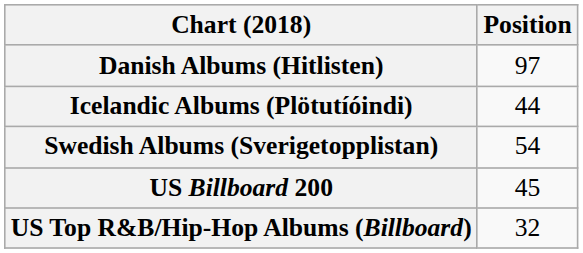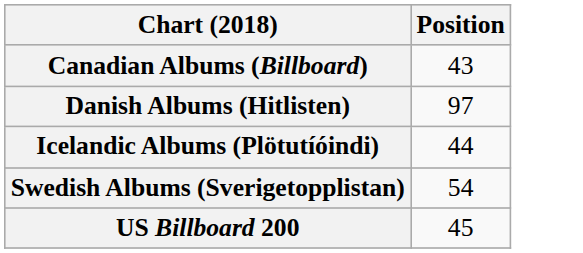+ row: (208, 65)
- row: (241, 227)
